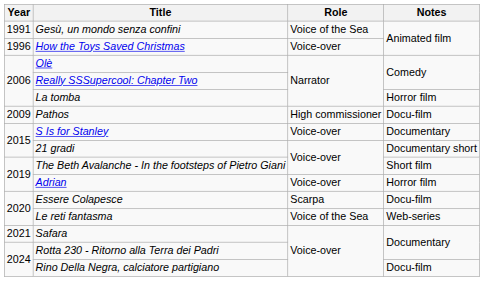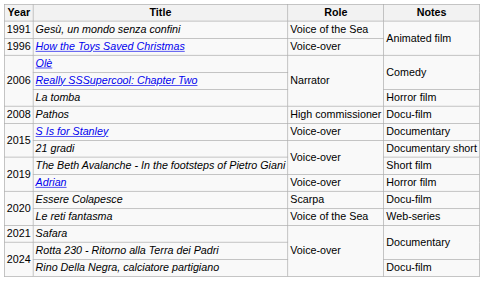(19, 115) 2009 -> (19, 115) 2008
